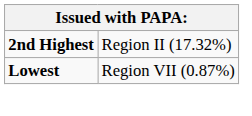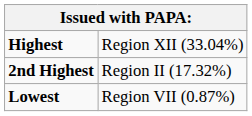+ row: (36, 44)
